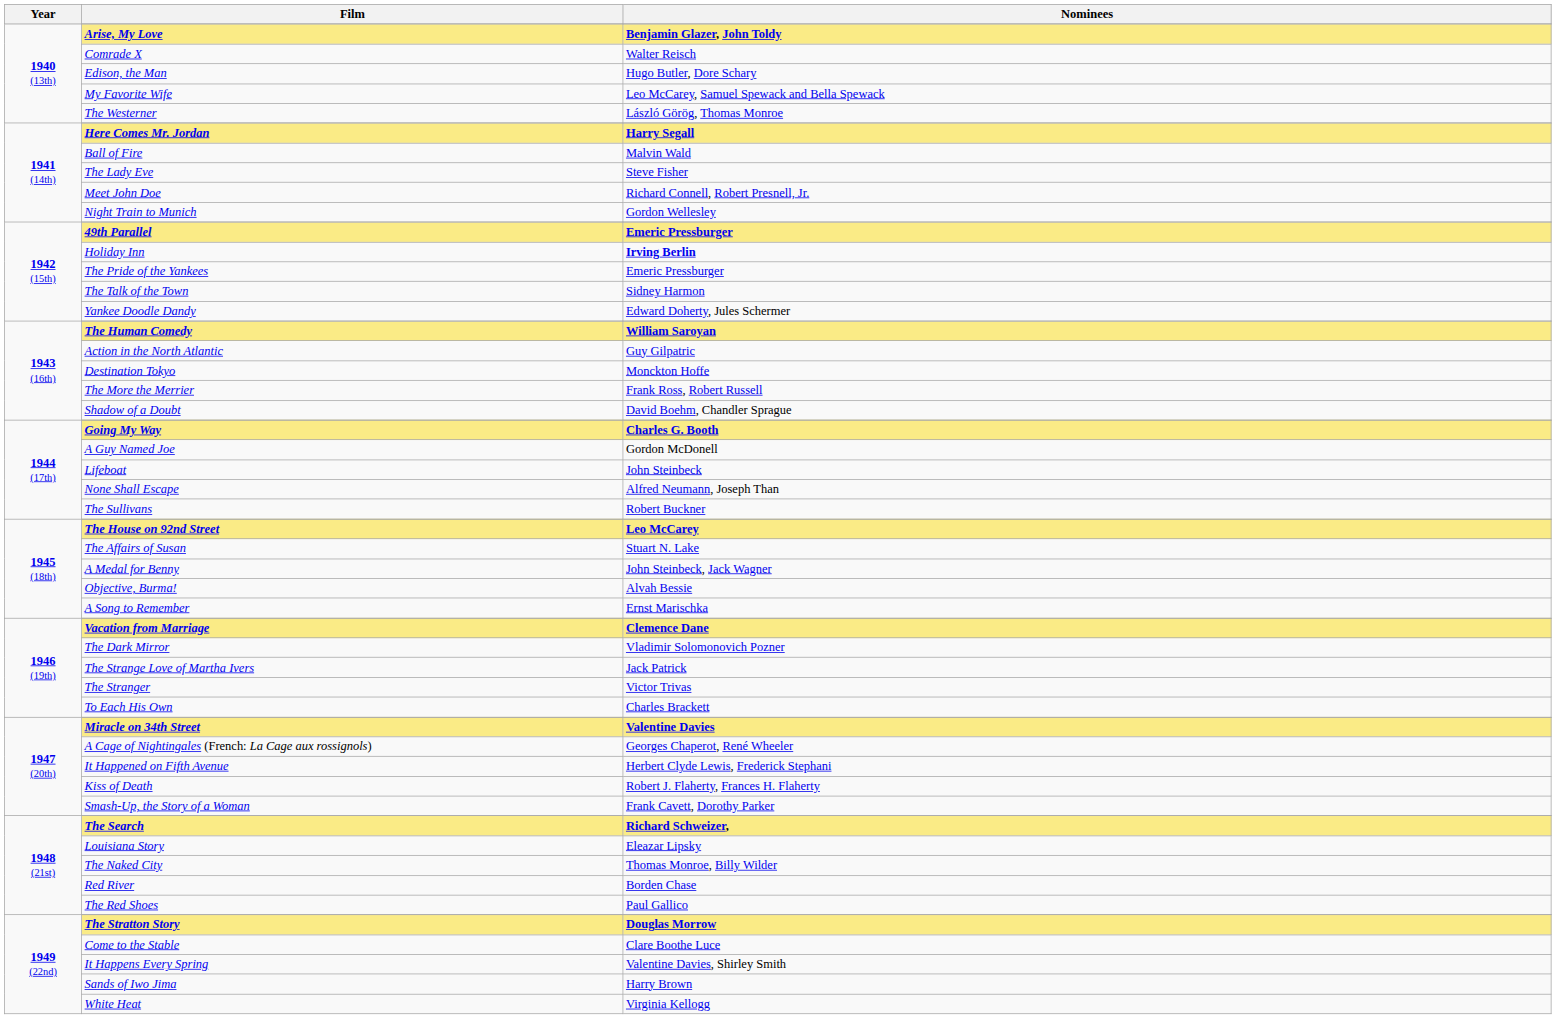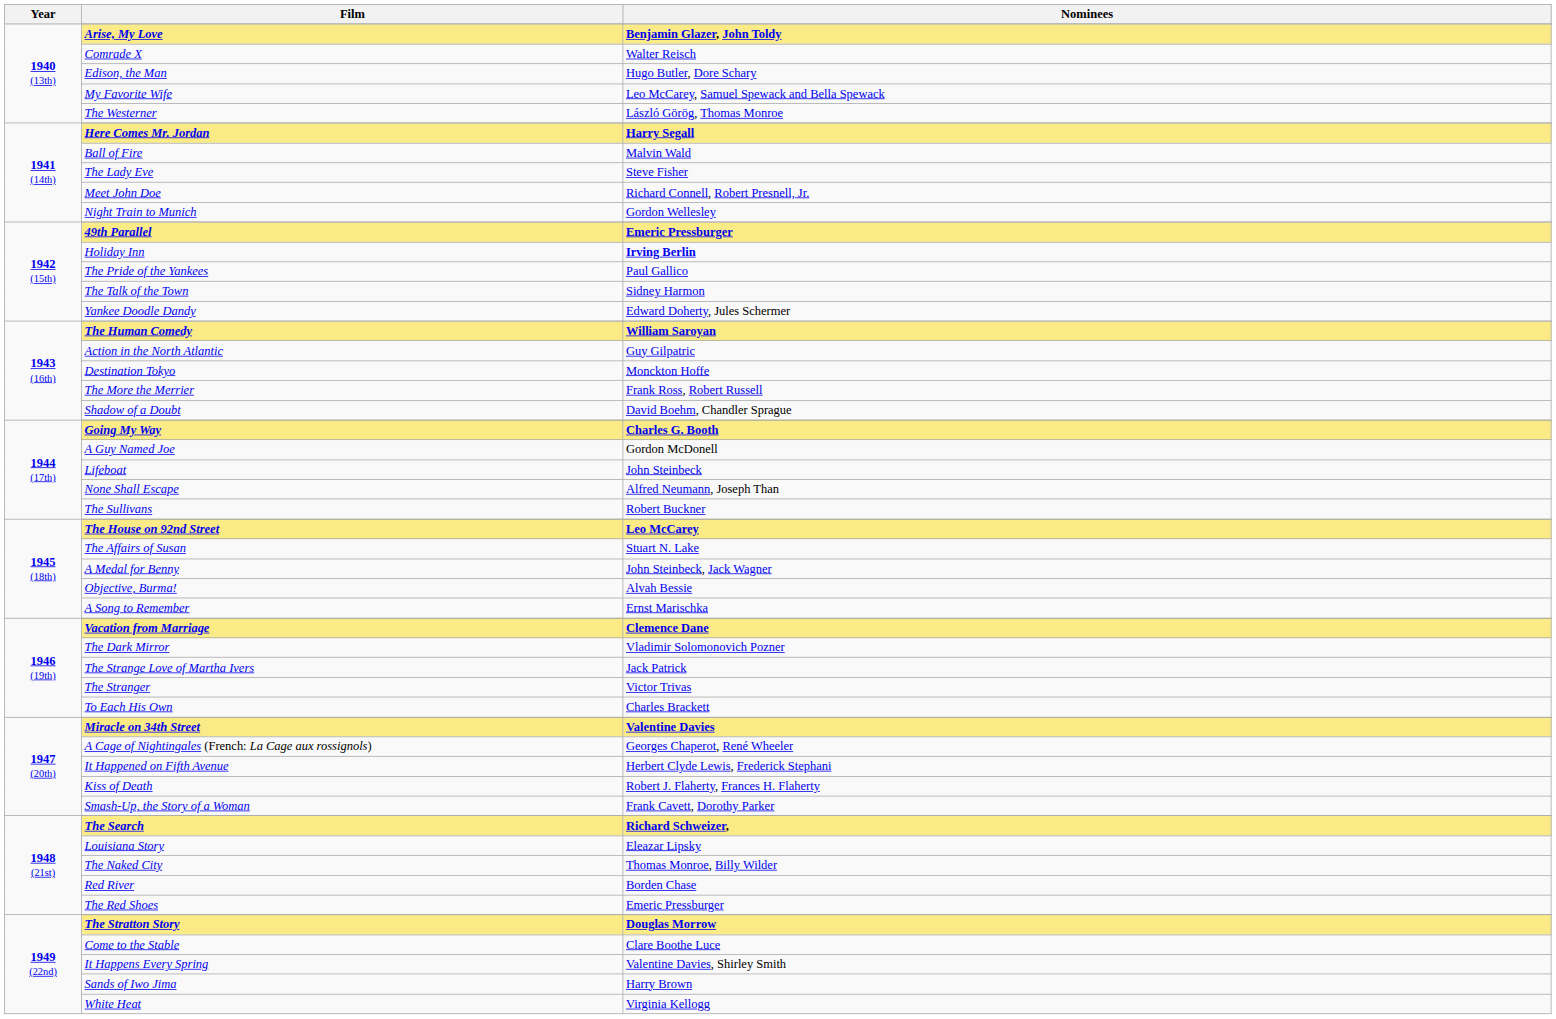(675, 271) Emeric Pressburger -> (657, 271) Paul Gallico
(657, 905) Paul Gallico -> (675, 905) Emeric Pressburger
